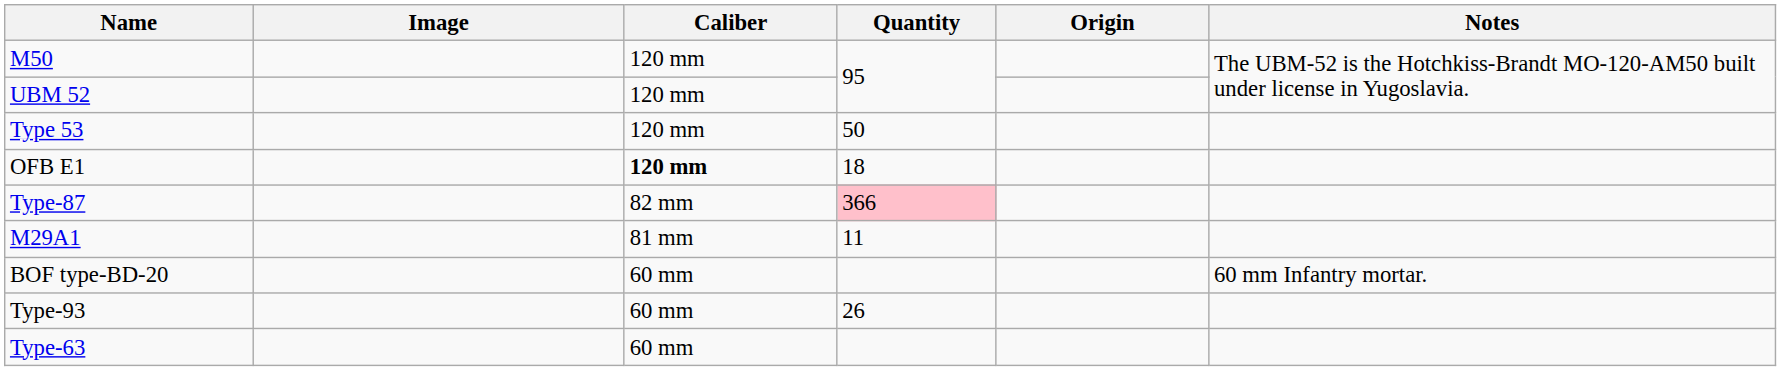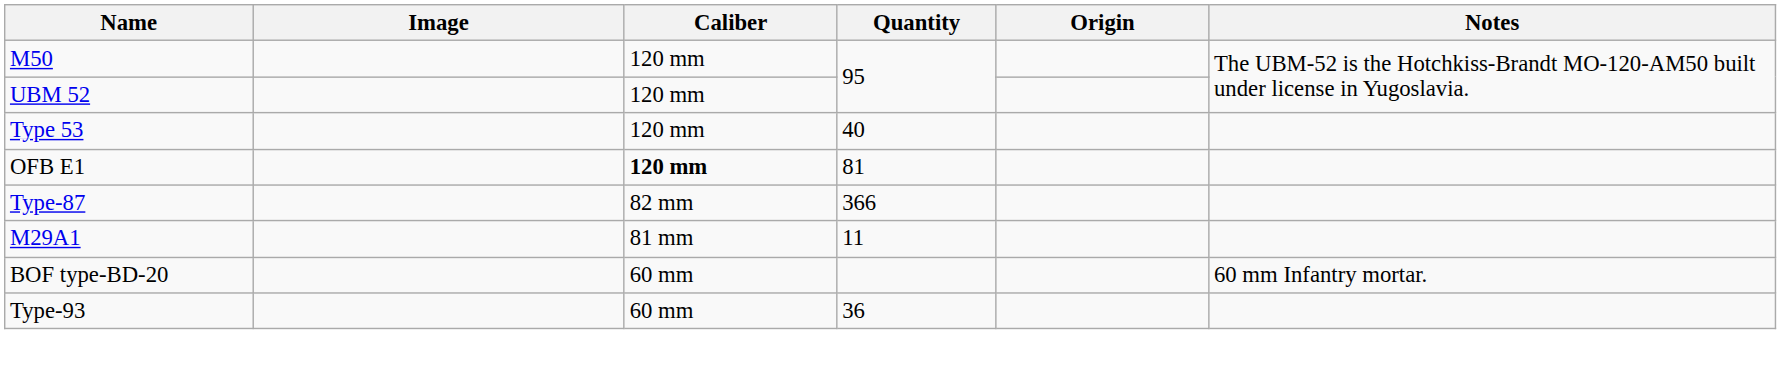(854, 130) 50 -> (854, 130) 40
(854, 166) 18 -> (854, 166) 81
(859, 202) pink background -> (859, 202) no background
(854, 310) 26 -> (854, 310) 36
- row: (48, 346)
